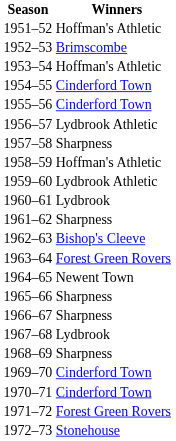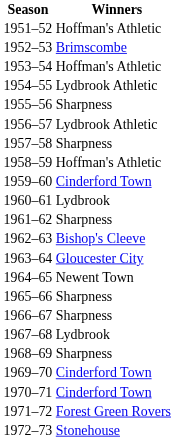(104, 86) Cinderford Town -> (107, 86) Lydbrook Athletic
(104, 105) Cinderford Town -> (84, 105) Sharpness
(107, 181) Lydbrook Athletic -> (104, 181) Cinderford Town
(113, 258) Forest Green Rovers -> (100, 258) Gloucester City
